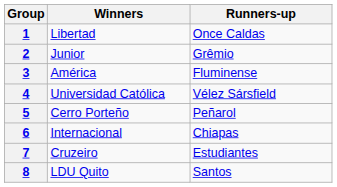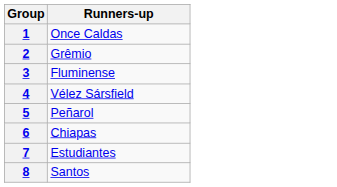- column: (119, 14)
